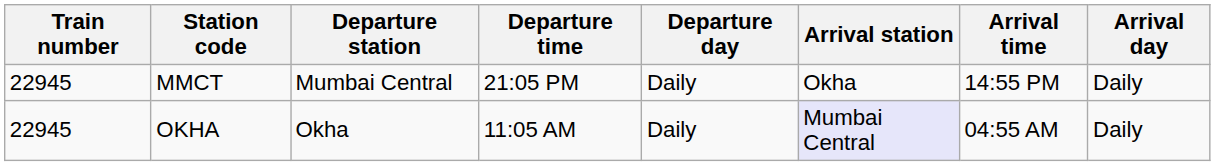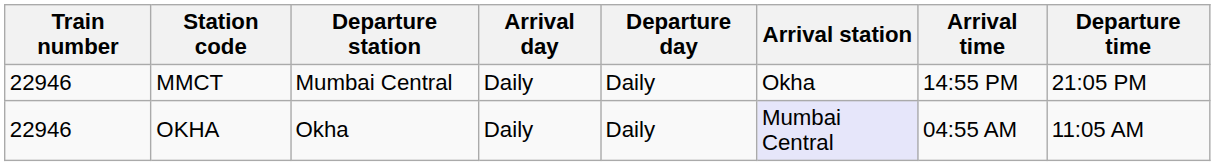columns swapped: (560, 34) <-> (1149, 34)
(41, 82) 22945 -> (41, 82) 22946
(41, 130) 22945 -> (41, 130) 22946
